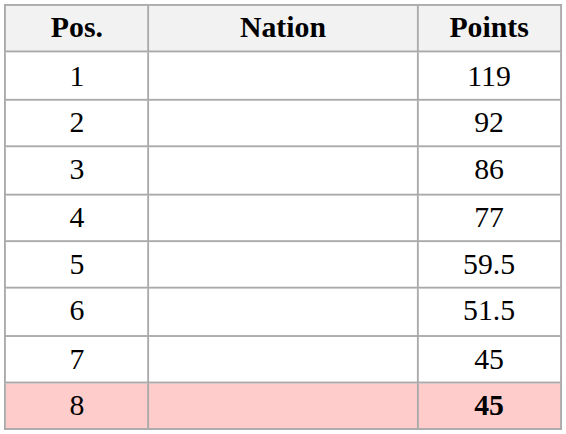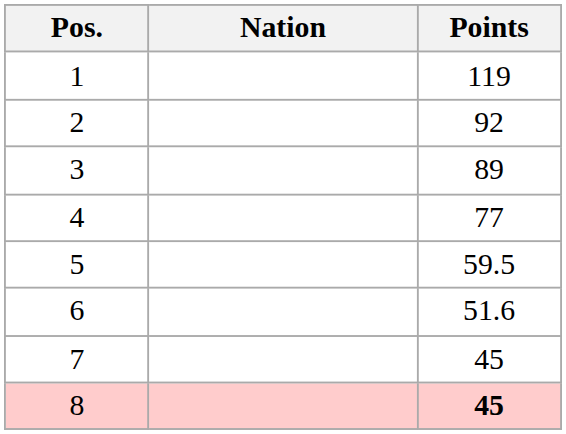(489, 169) 86 -> (489, 169) 89
(489, 311) 51.5 -> (489, 311) 51.6
